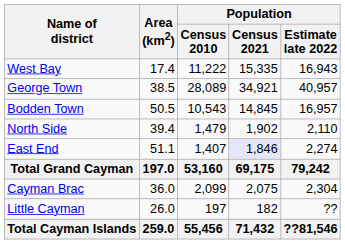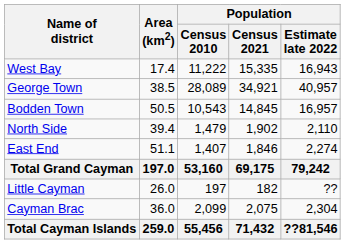(262, 149) lavender background -> (262, 149) no background
rows swapped: (46, 209) <-> (46, 189)
